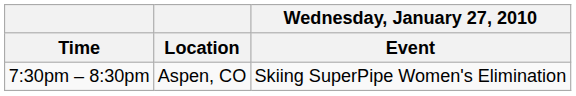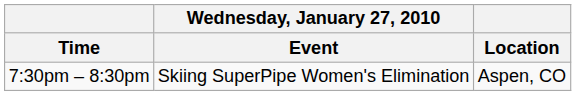columns swapped: (410, 47) <-> (202, 47)
